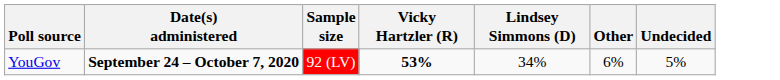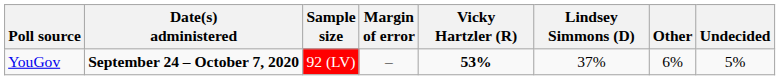+ column: (389, 26)
(532, 61) 34% -> (591, 61) 37%
